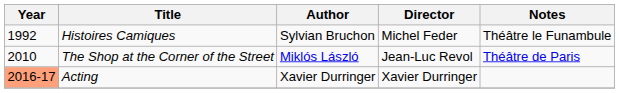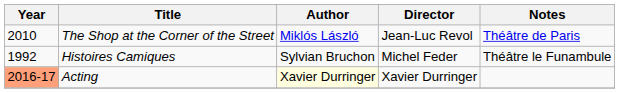rows swapped: (119, 35) <-> (168, 56)
(328, 77) no background -> (328, 77) lightyellow background
